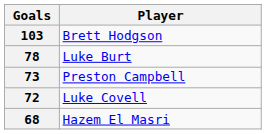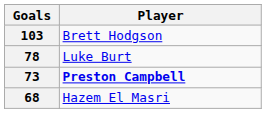(124, 77) normal -> (124, 77) bold
- row: (32, 98)
